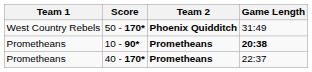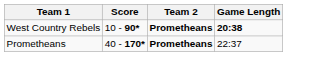- row: (125, 28)
(36, 43) Prometheans -> (53, 28) West Country Rebels
